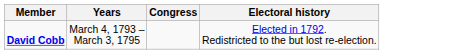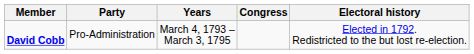+ column: (112, 12)
